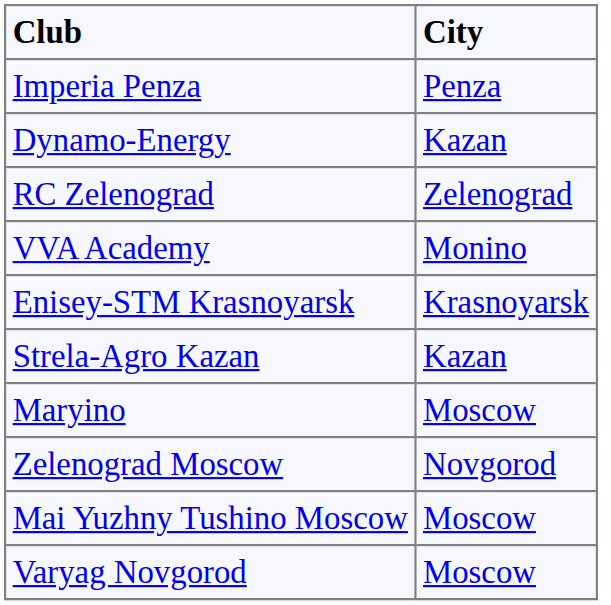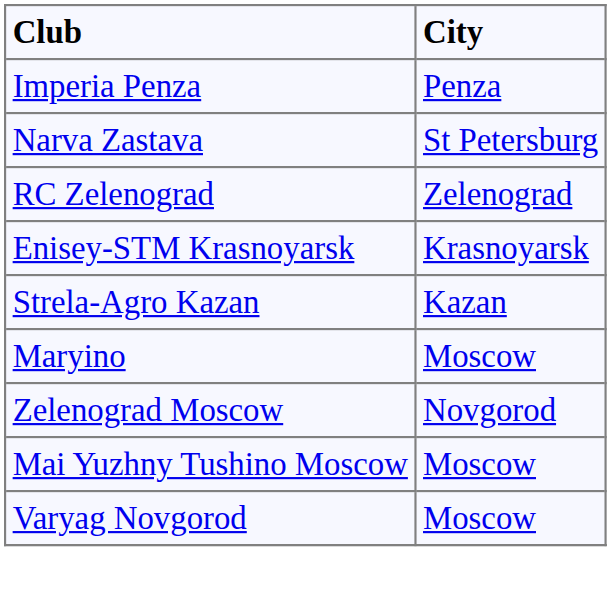+ row: (108, 139)
- row: (122, 139)
- row: (111, 247)
